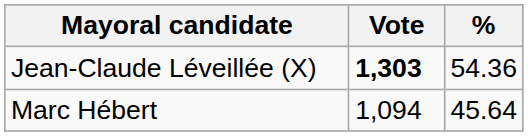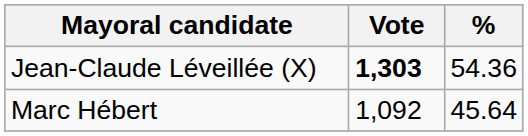(388, 109) 1,094 -> (388, 109) 1,092
